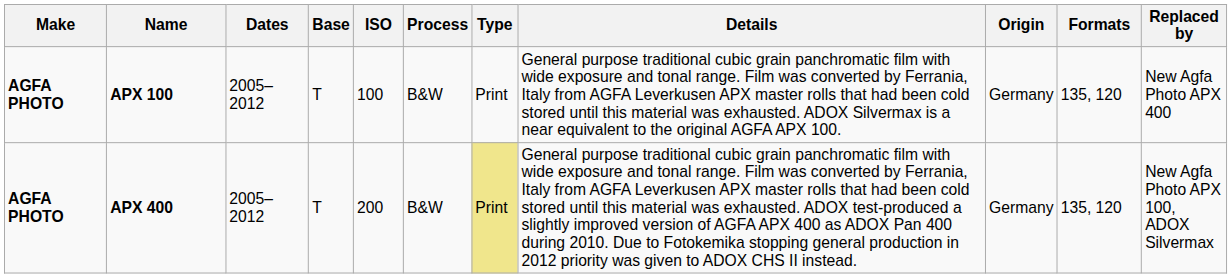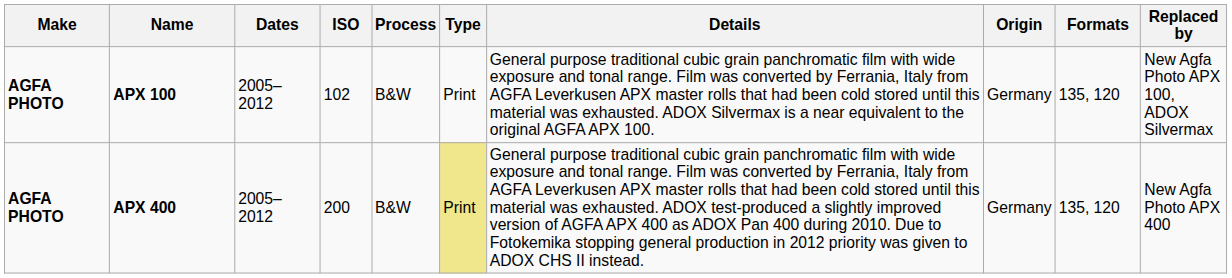- column: (331, 25)
(370, 94) 100 -> (337, 94) 102
(1183, 94) New Agfa Photo APX 400 -> (1182, 94) New Agfa Photo APX 100, ADOX Silvermax
(1183, 207) New Agfa Photo APX 100, ADOX Silvermax -> (1182, 207) New Agfa Photo APX 400
